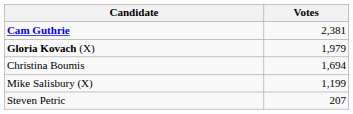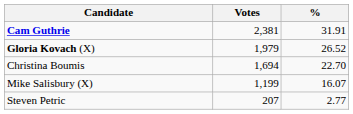+ column: (315, 13)
